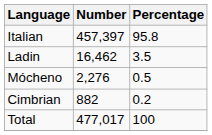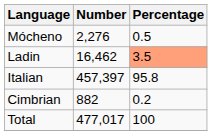rows swapped: (25, 36) <-> (35, 78)
(142, 57) no background -> (142, 57) lightsalmon background
